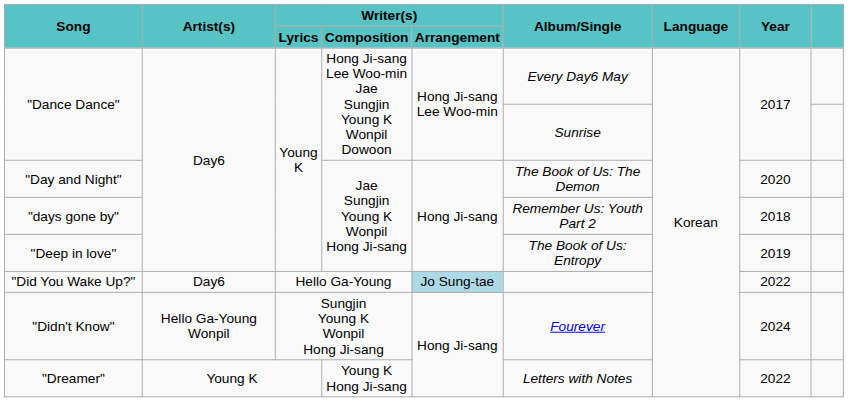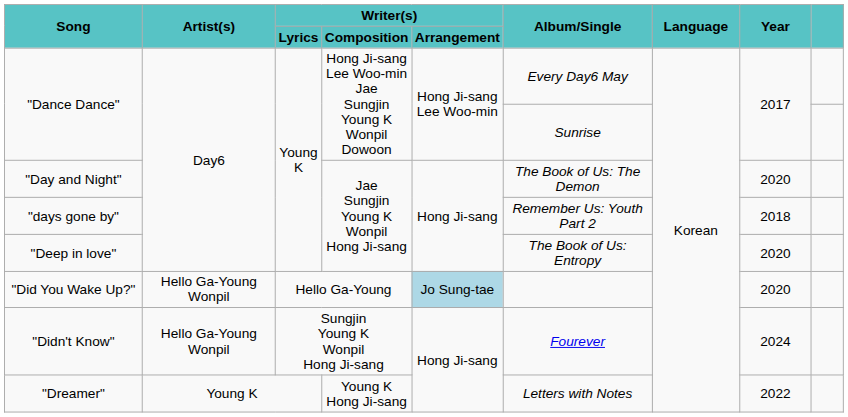(775, 253) 2019 -> (775, 253) 2020
(209, 282) Day6 -> (209, 289) Hello Ga-Young Wonpil
(775, 282) 2022 -> (775, 289) 2020
